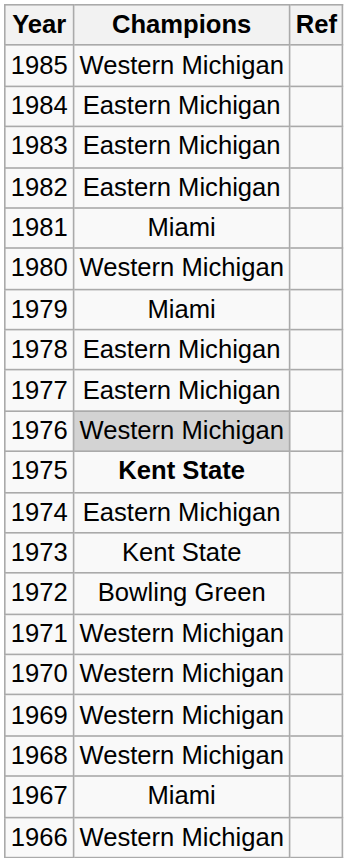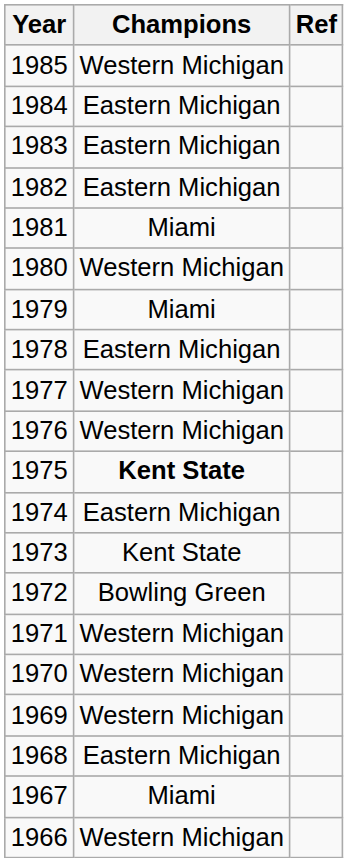(182, 390) Eastern Michigan -> (182, 390) Western Michigan
(182, 430) lightgrey background -> (182, 430) no background
(182, 755) Western Michigan -> (182, 755) Eastern Michigan
